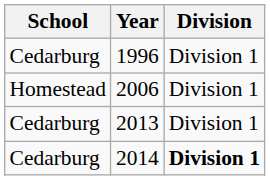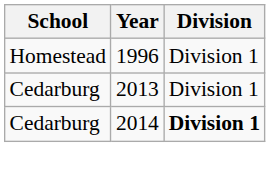(55, 55) Cedarburg -> (58, 55) Homestead
- row: (137, 89)
